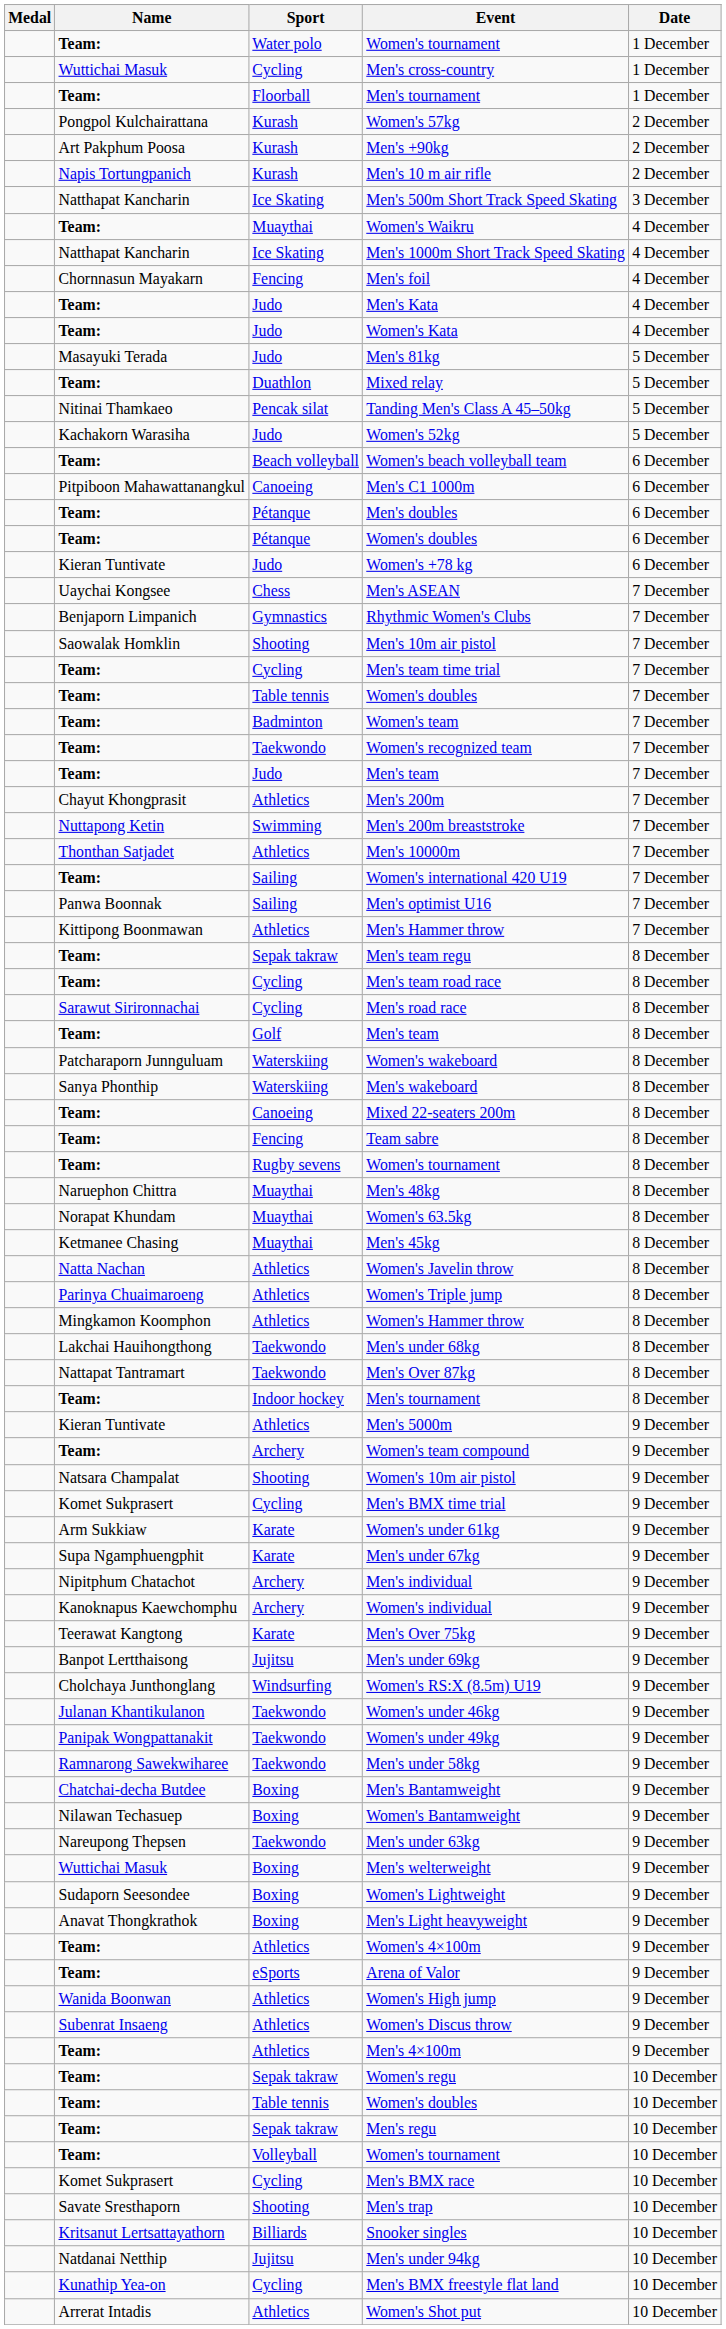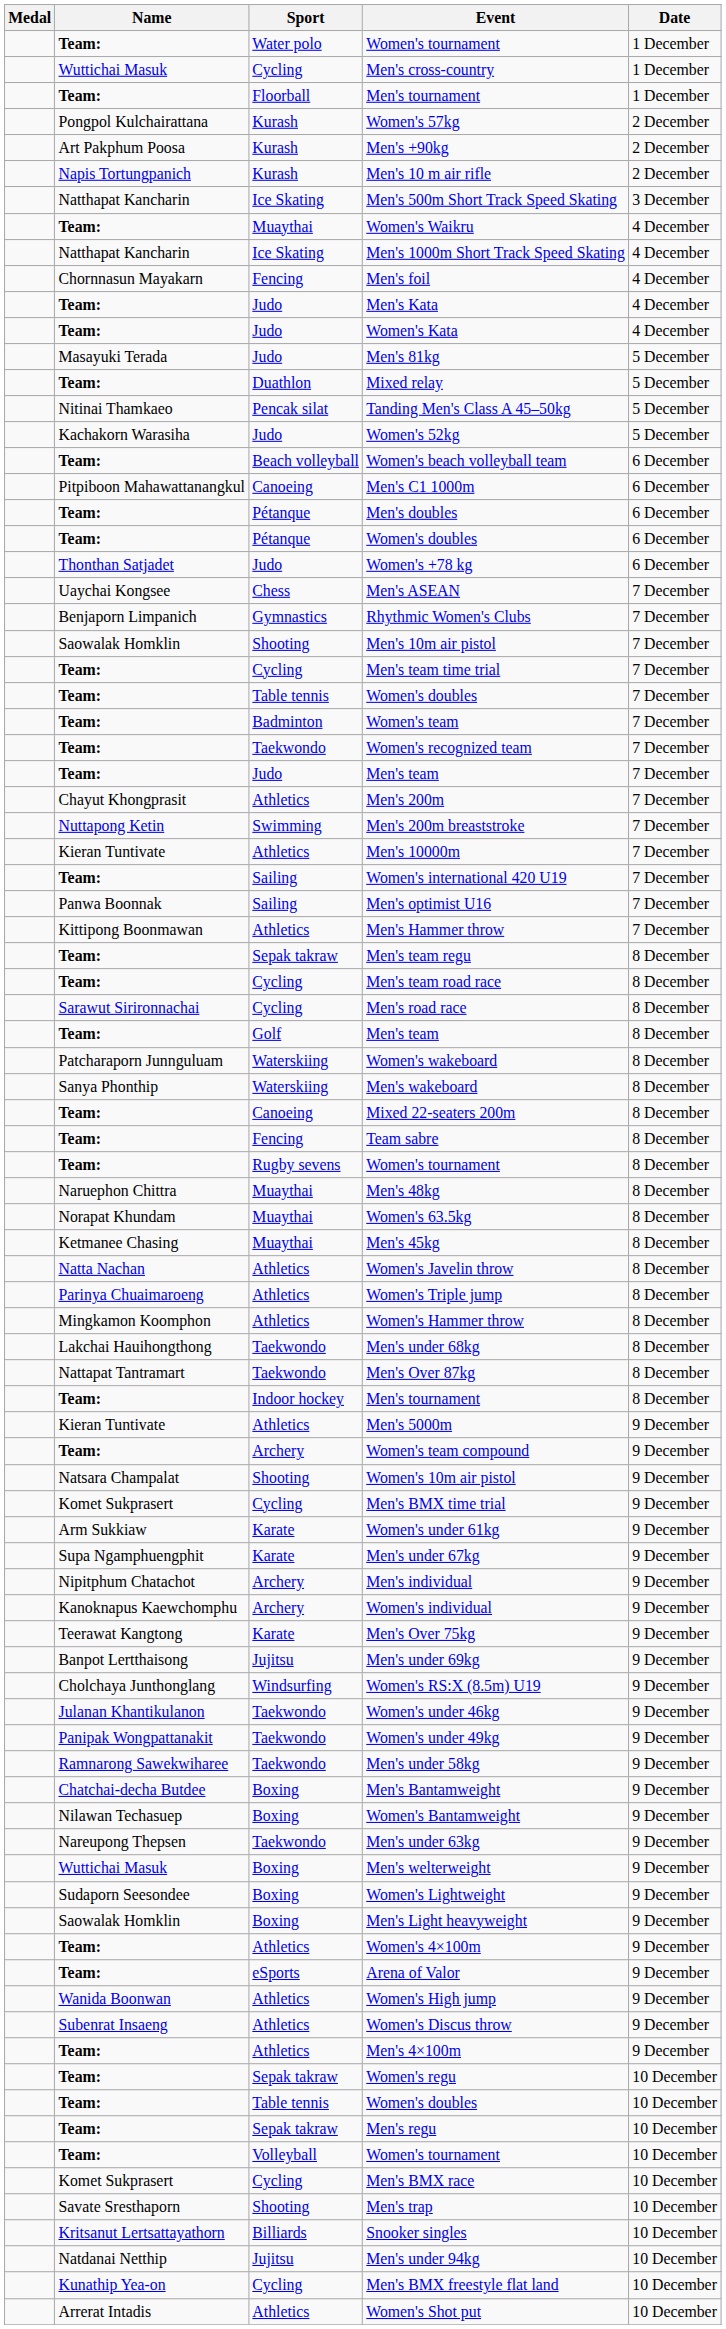(112, 565) Kieran Tuntivate -> (116, 565) Thonthan Satjadet
(116, 851) Thonthan Satjadet -> (112, 851) Kieran Tuntivate
(128, 1920) Anavat Thongkrathok -> (119, 1920) Saowalak Homklin
